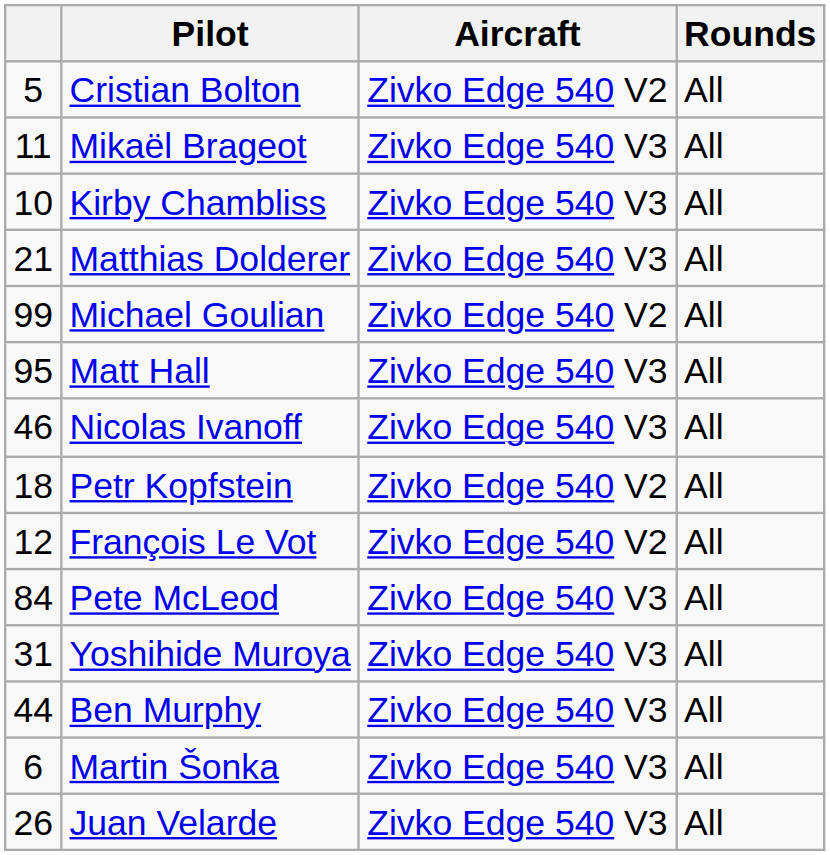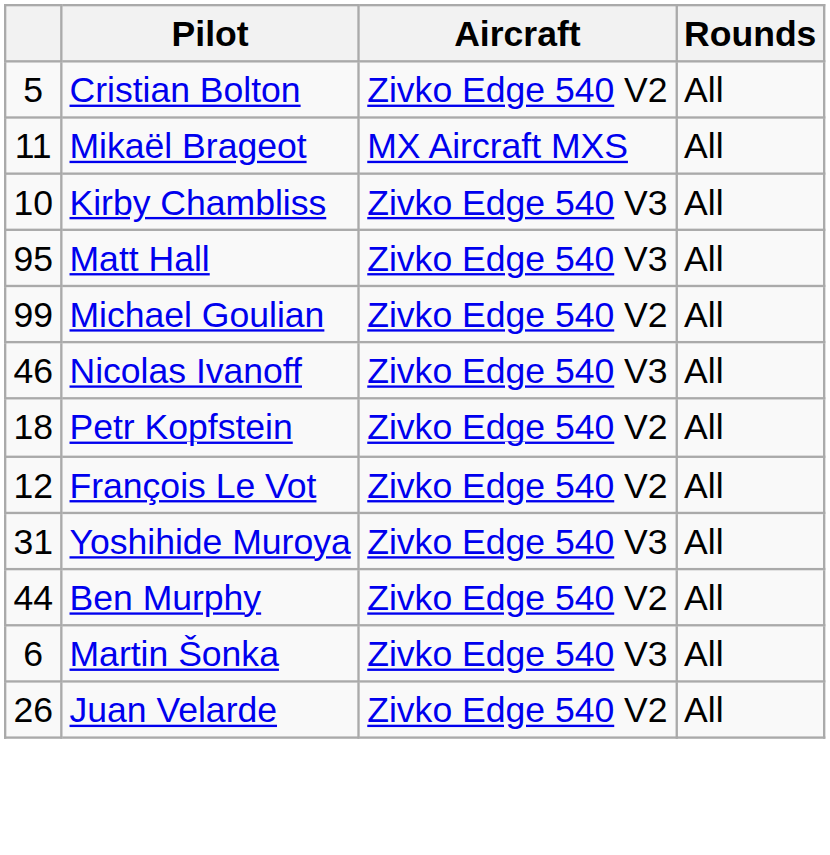(517, 146) Zivko Edge 540 V3 -> (498, 146) MX Aircraft MXS
- row: (210, 259)
rows swapped: (197, 315) <-> (140, 371)
- row: (174, 597)
(517, 709) Zivko Edge 540 V3 -> (517, 597) Zivko Edge 540 V2
(517, 822) Zivko Edge 540 V3 -> (517, 709) Zivko Edge 540 V2
